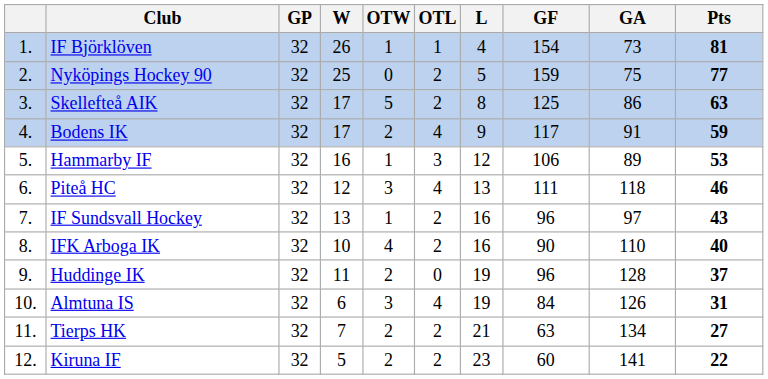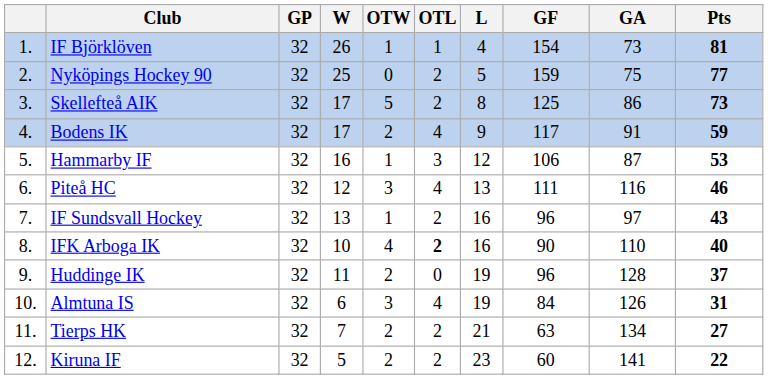(719, 103) 63 -> (719, 103) 73
(632, 160) 89 -> (632, 160) 87
(632, 189) 118 -> (632, 189) 116
(438, 246) normal -> (438, 246) bold
